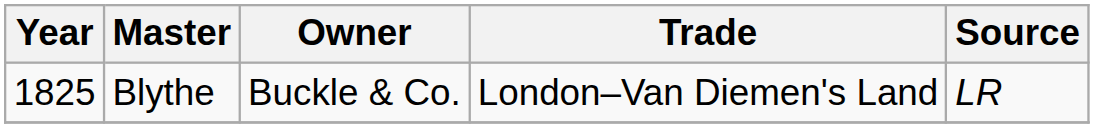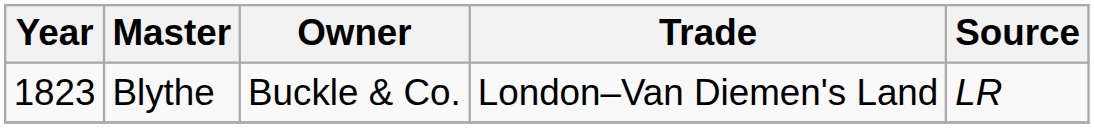(55, 92) 1825 -> (55, 92) 1823
